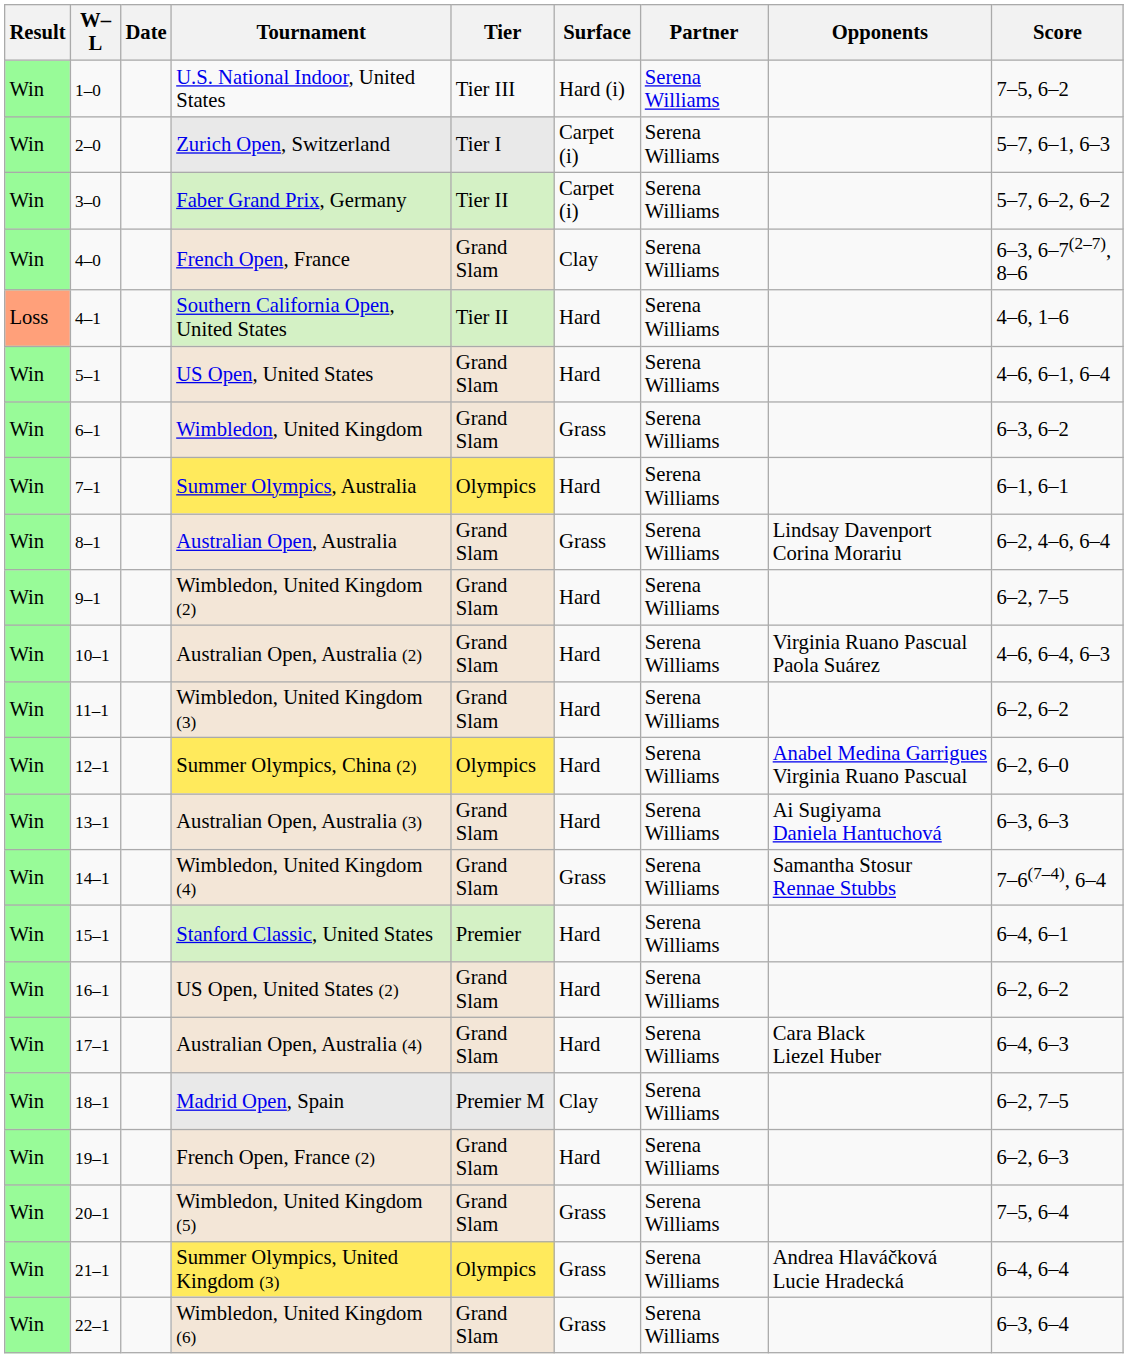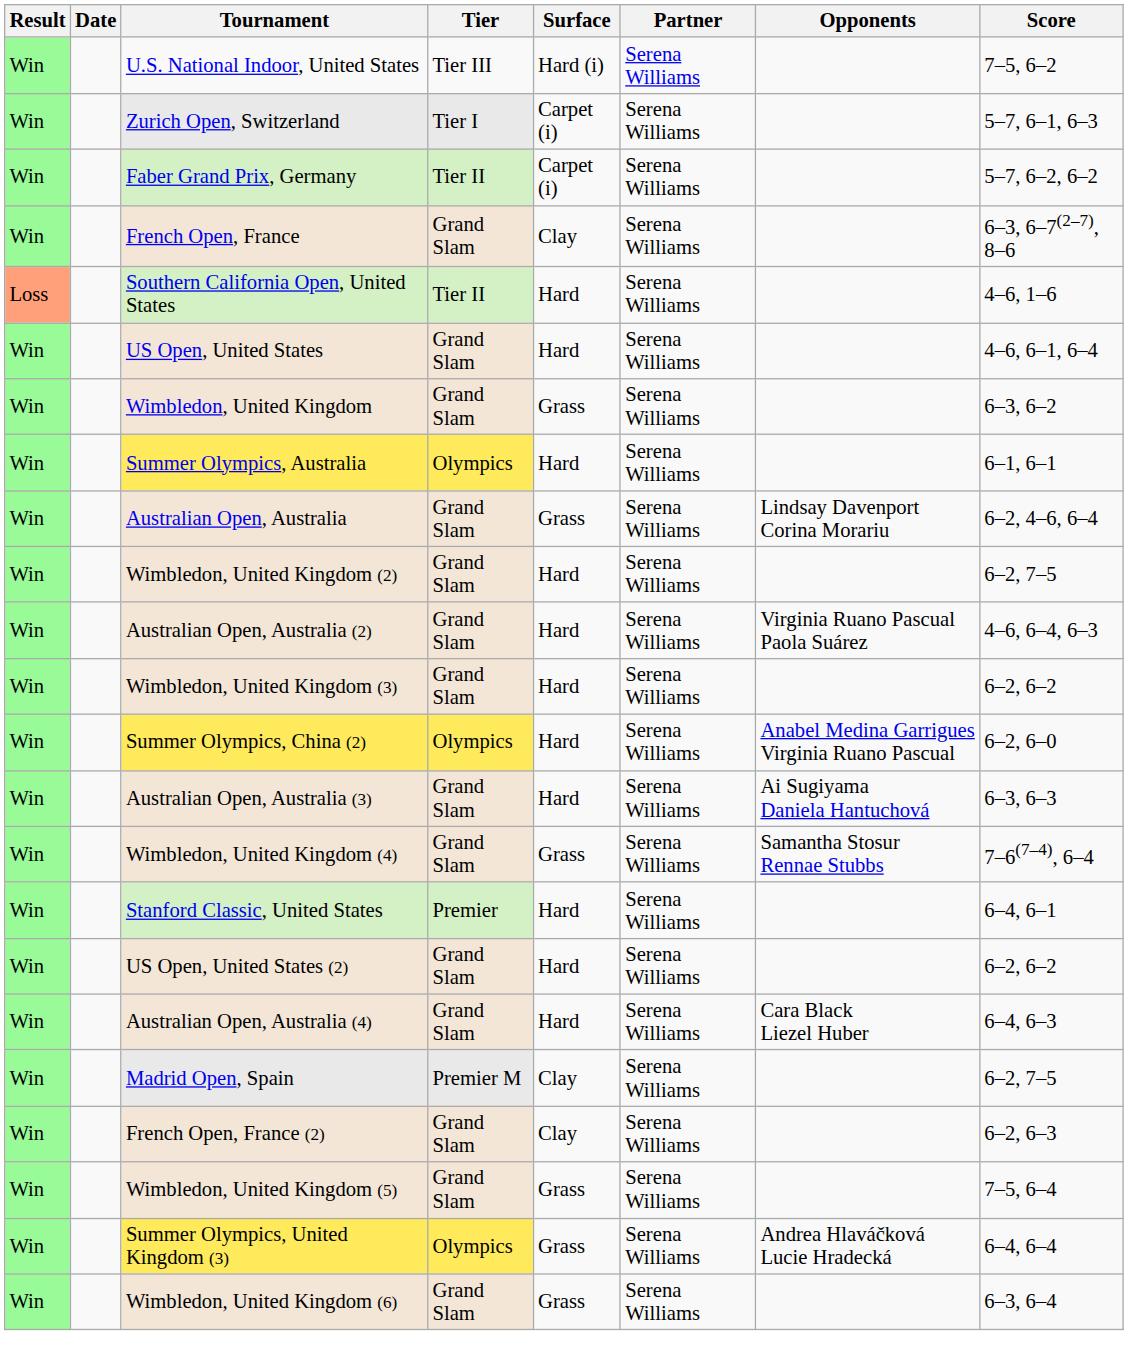- column: (96, 32)
(580, 1157) Hard -> (558, 1133) Clay
